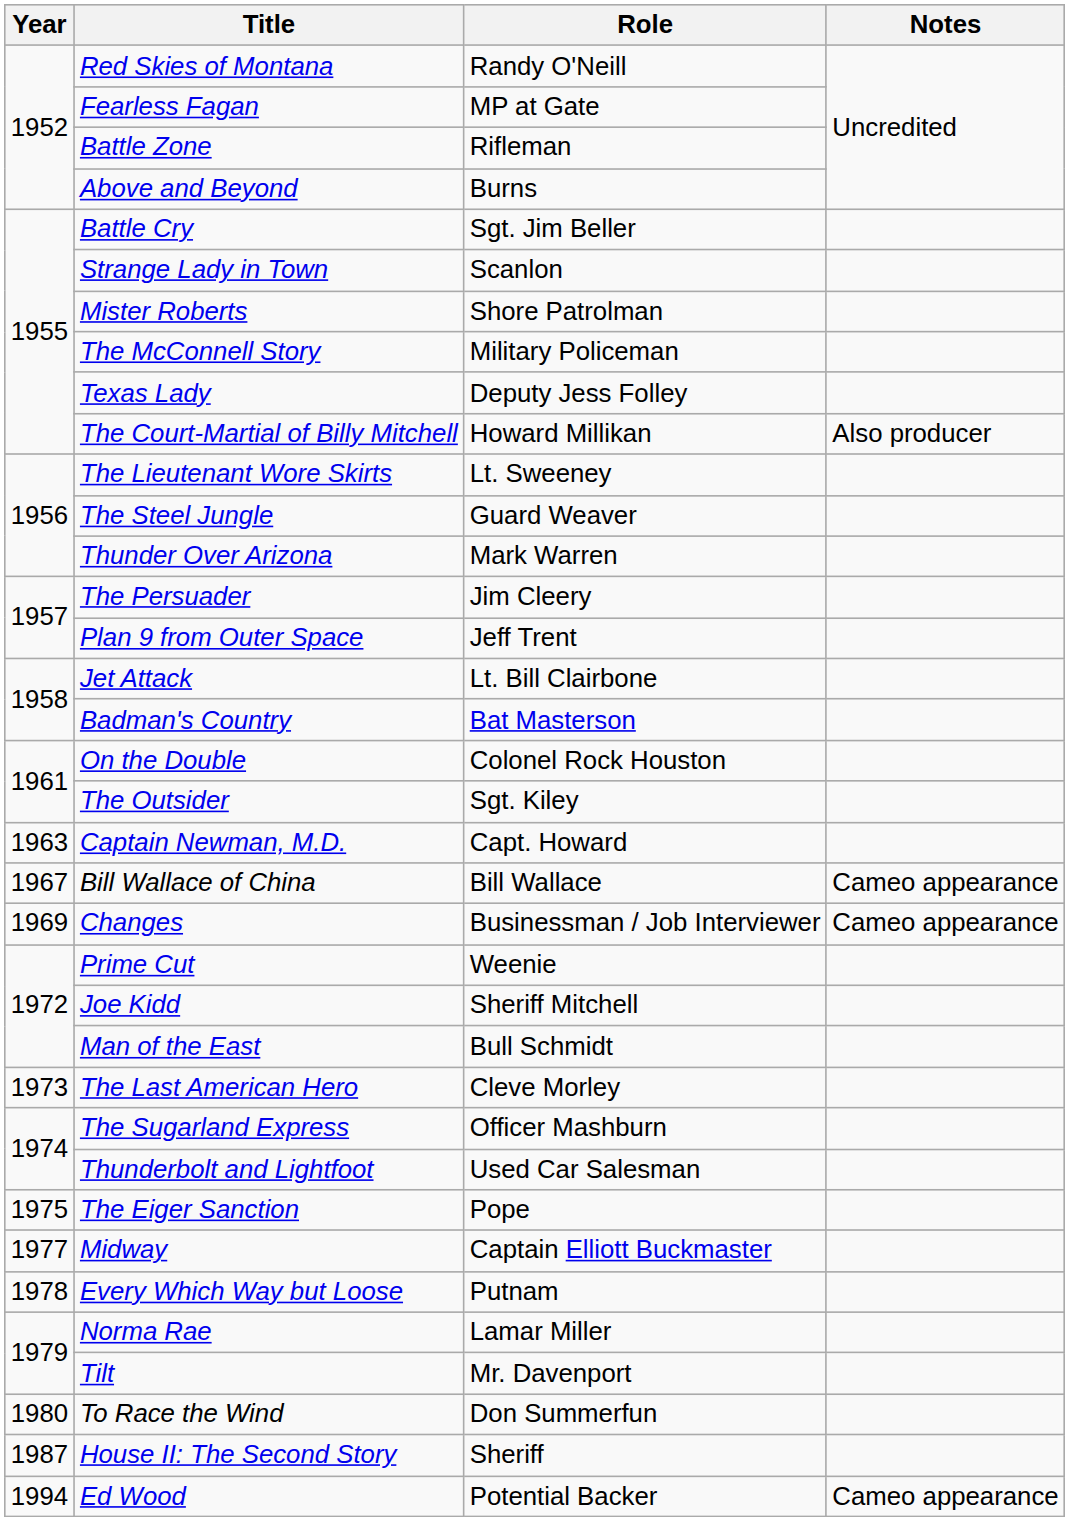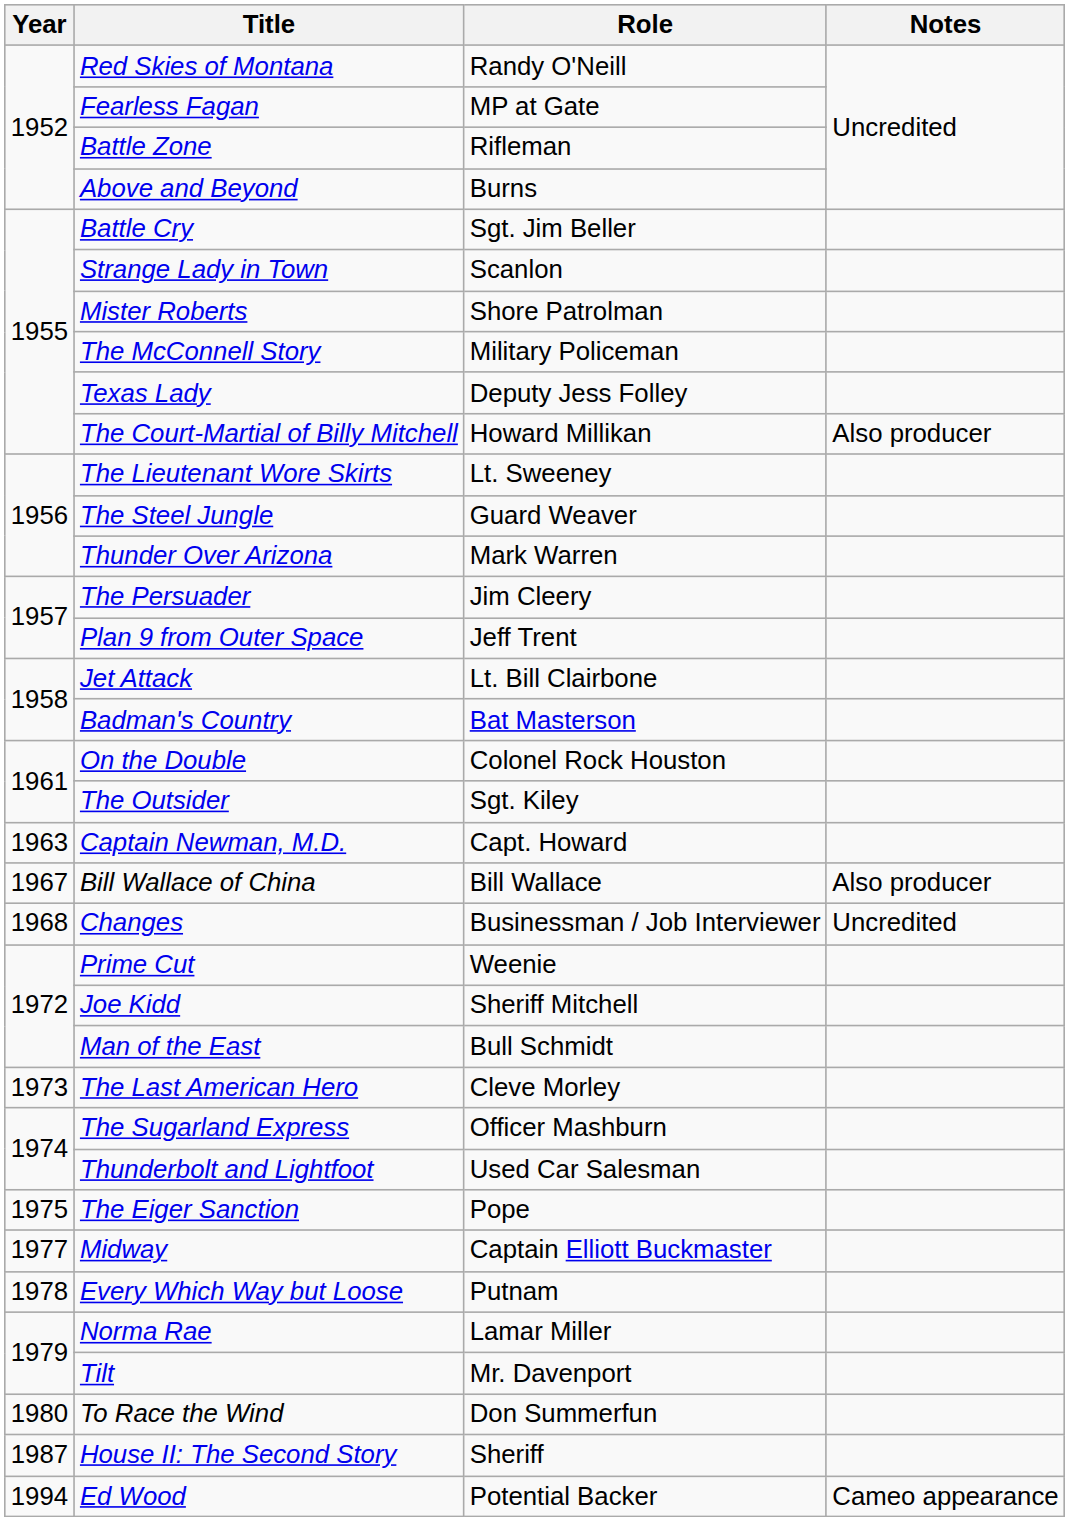(946, 882) Cameo appearance -> (912, 882) Also producer
(39, 923) 1969 -> (39, 923) 1968
(946, 923) Cameo appearance -> (895, 923) Uncredited
